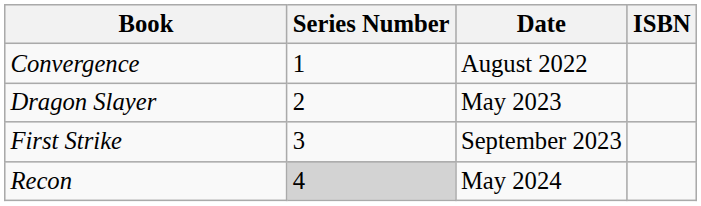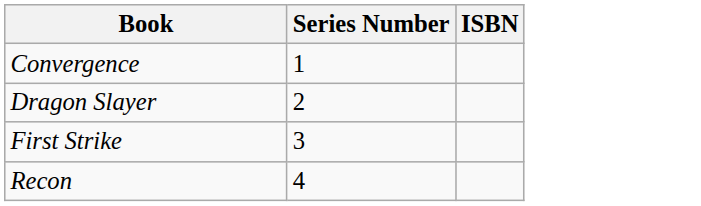- column: (541, 24)
(299, 180) lightgrey background -> (299, 180) no background
